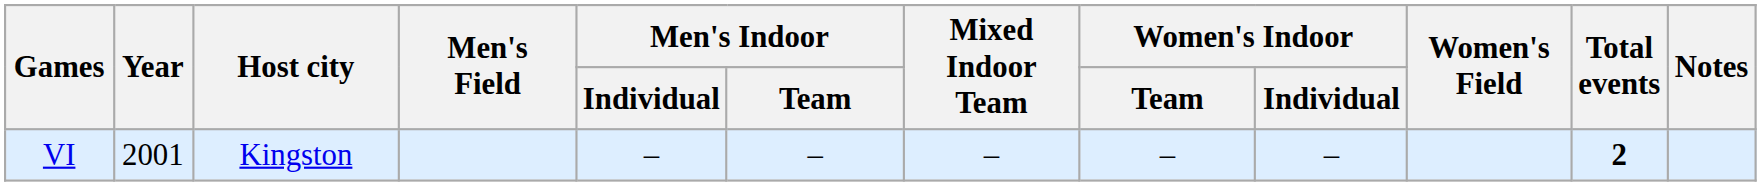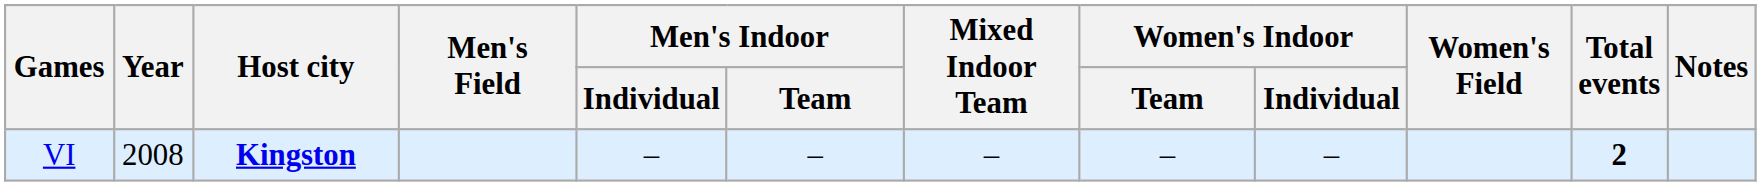(153, 153) 2001 -> (153, 153) 2008
(296, 153) normal -> (296, 153) bold
